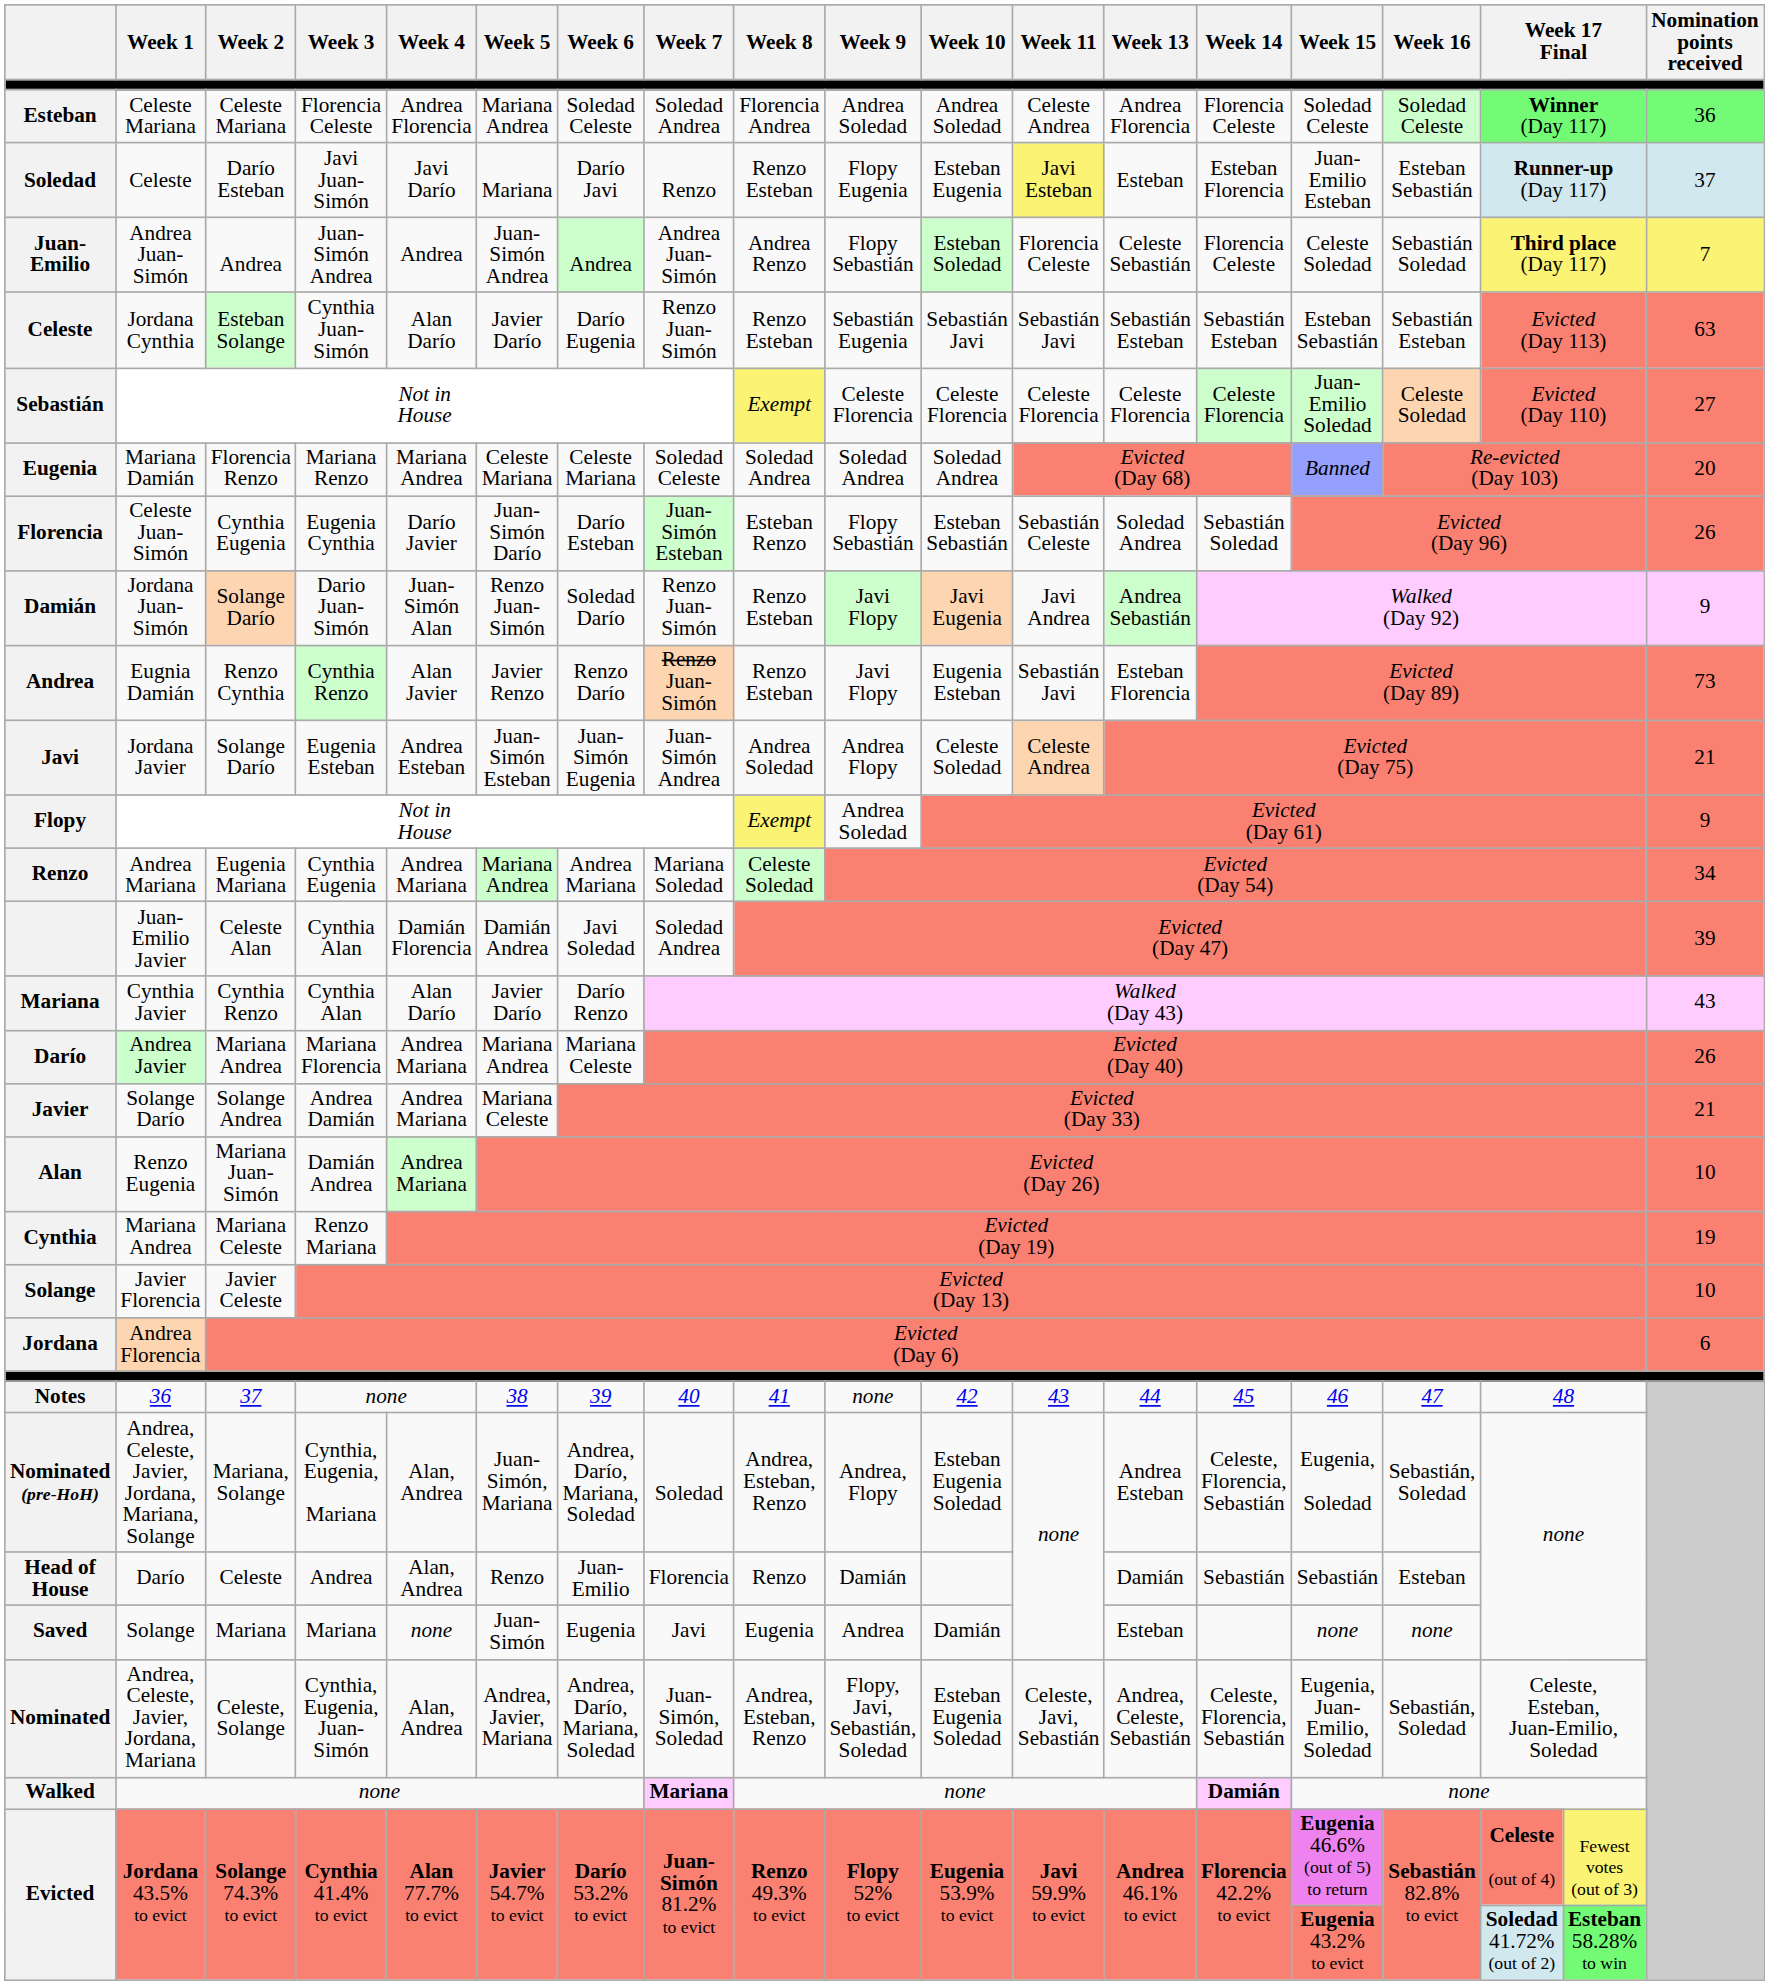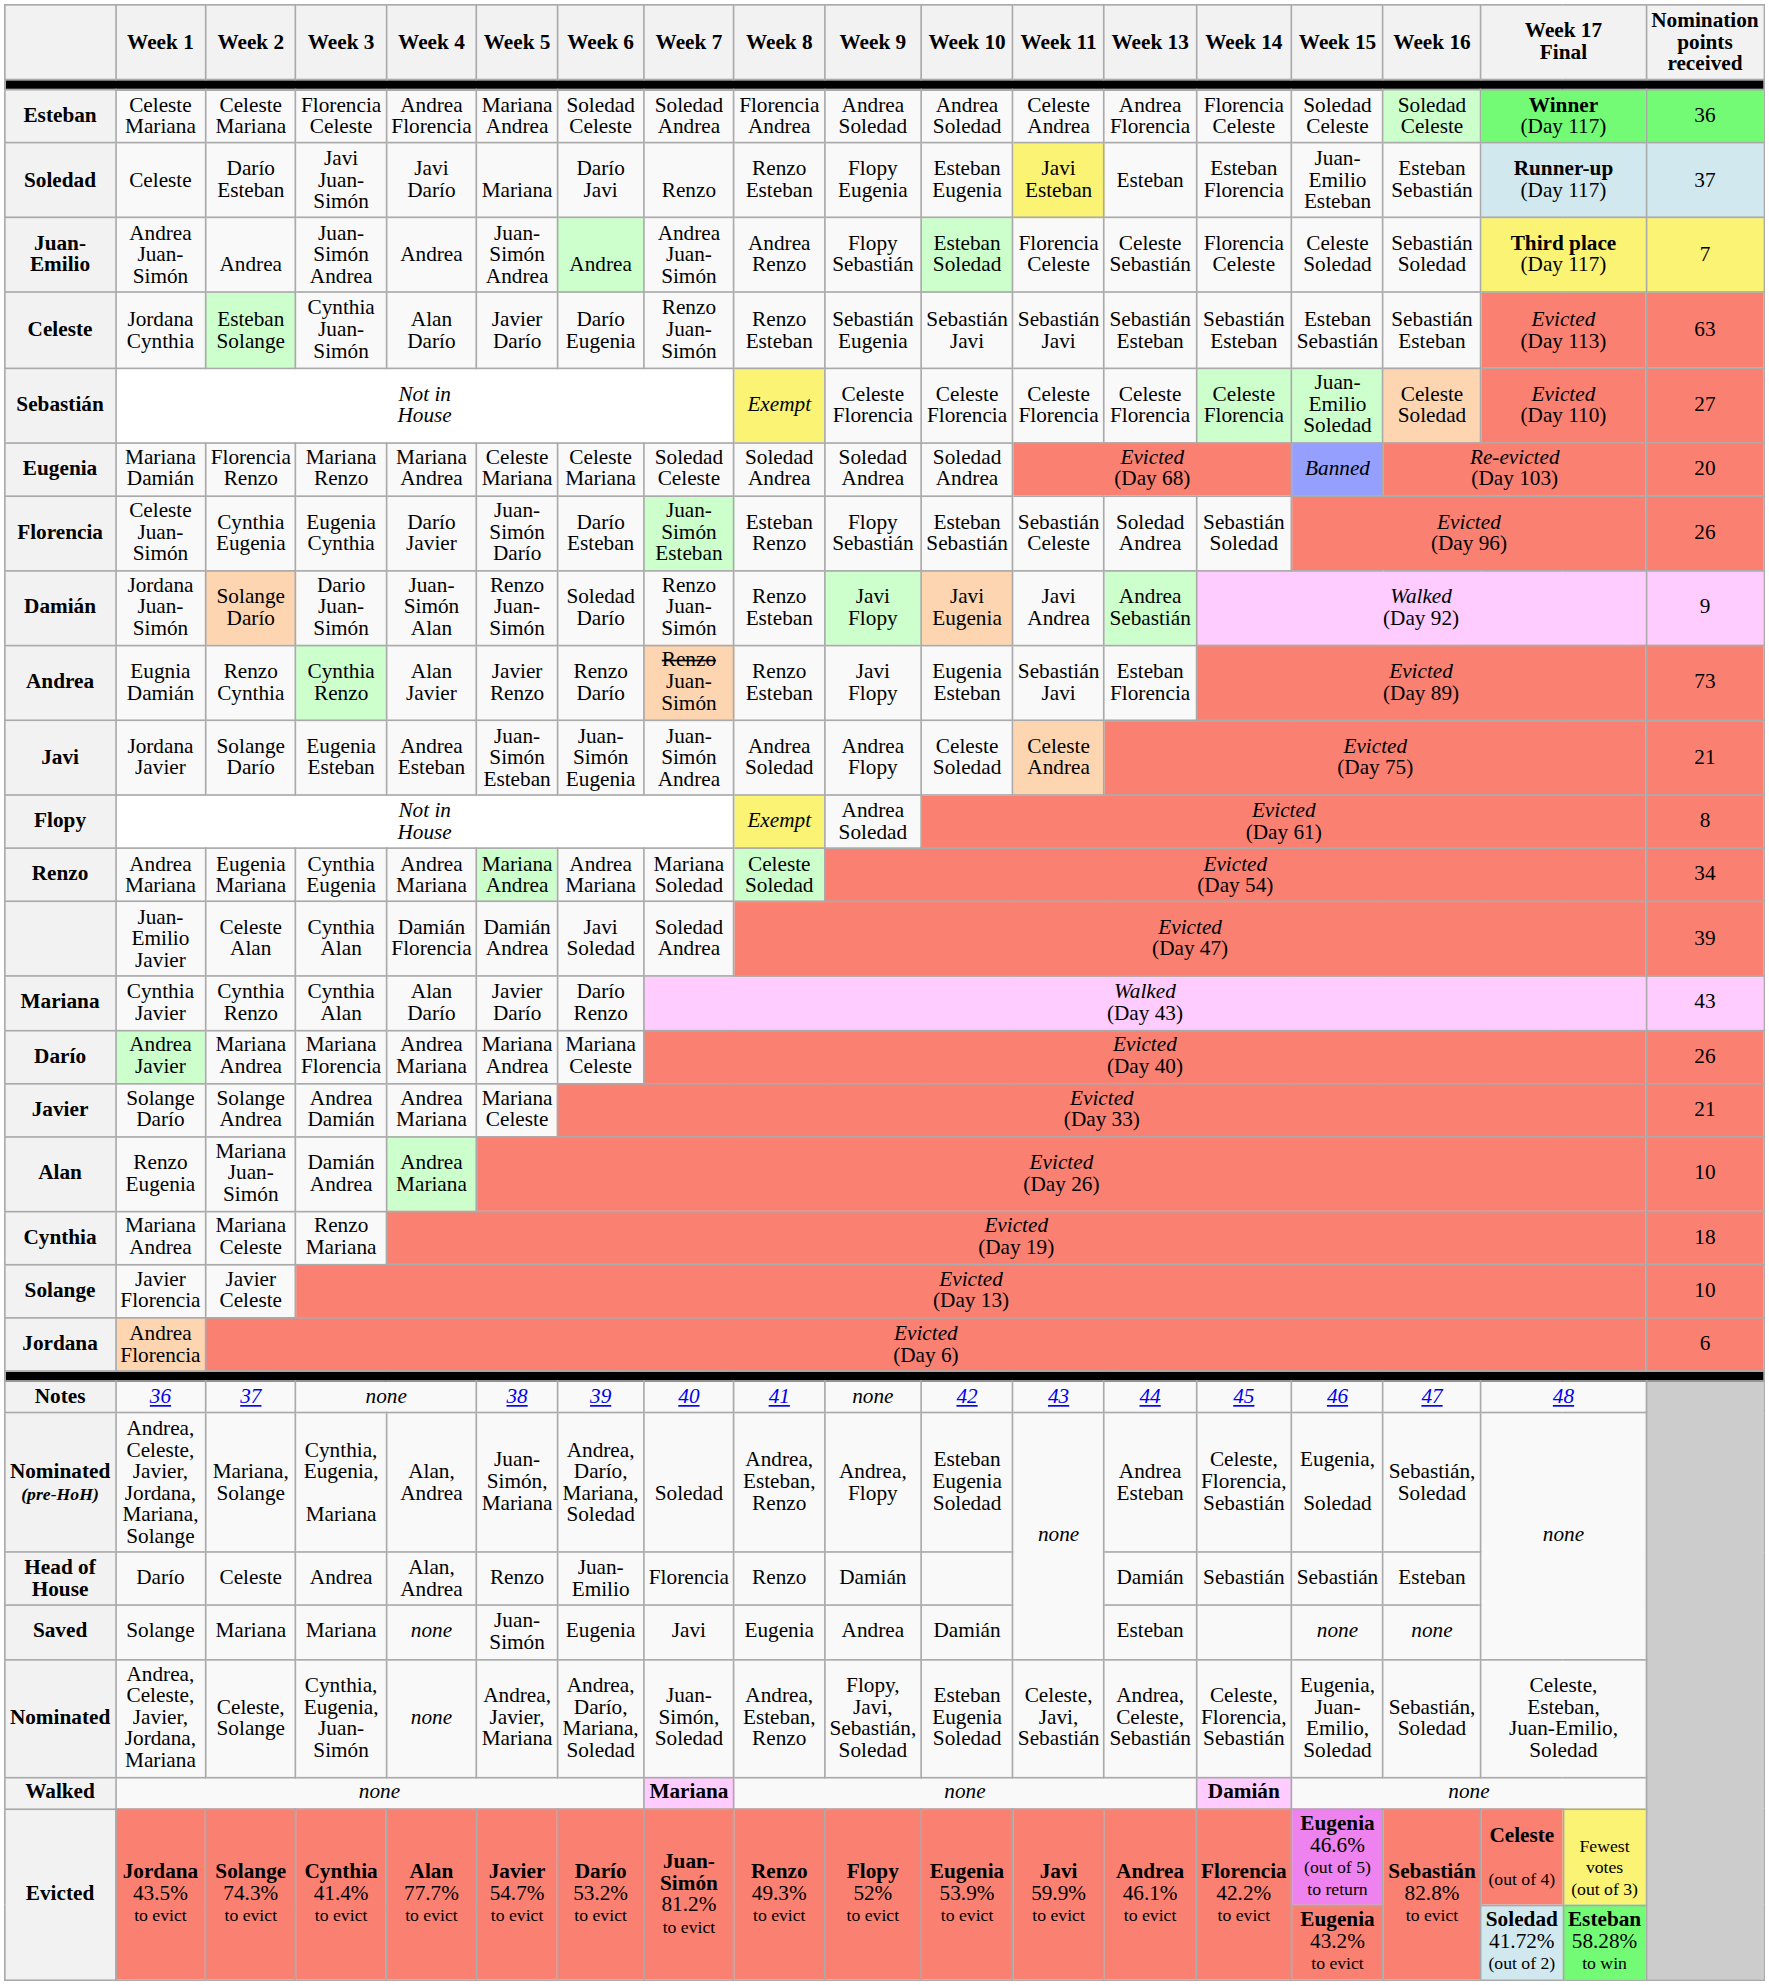(1705, 821) 9 -> (1705, 821) 8
(1705, 1237) 19 -> (1705, 1237) 18
(431, 1717) Alan, Andrea -> (431, 1717) none
